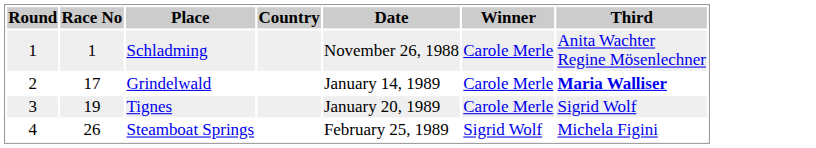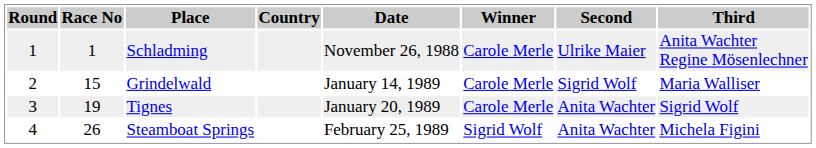+ column: (606, 17)
(92, 83) 17 -> (92, 83) 15
(612, 83) bold -> (710, 83) normal
